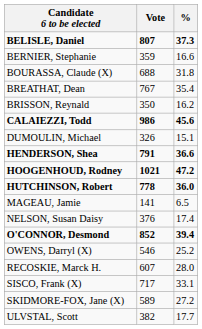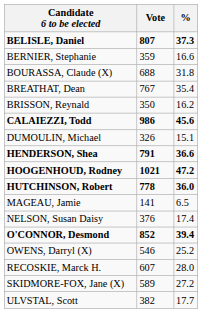- row: (44, 283)
